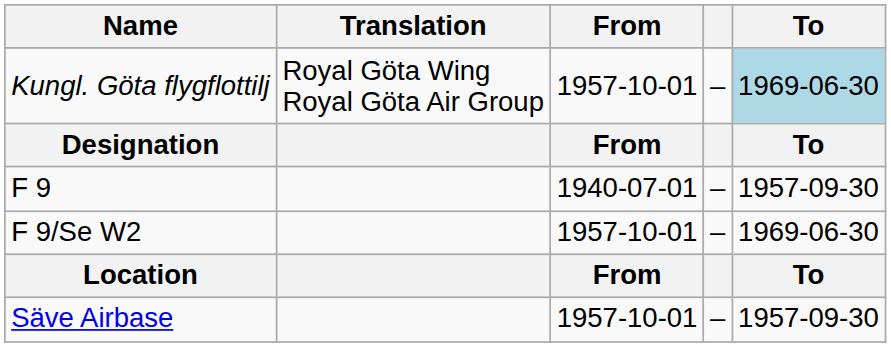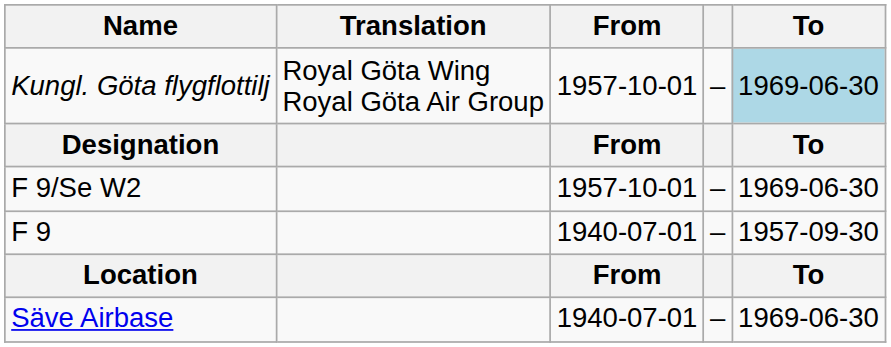rows swapped: (31, 188) <-> (76, 231)
(627, 319) 1957-10-01 -> (627, 319) 1940-07-01
(809, 319) 1957-09-30 -> (809, 319) 1969-06-30
